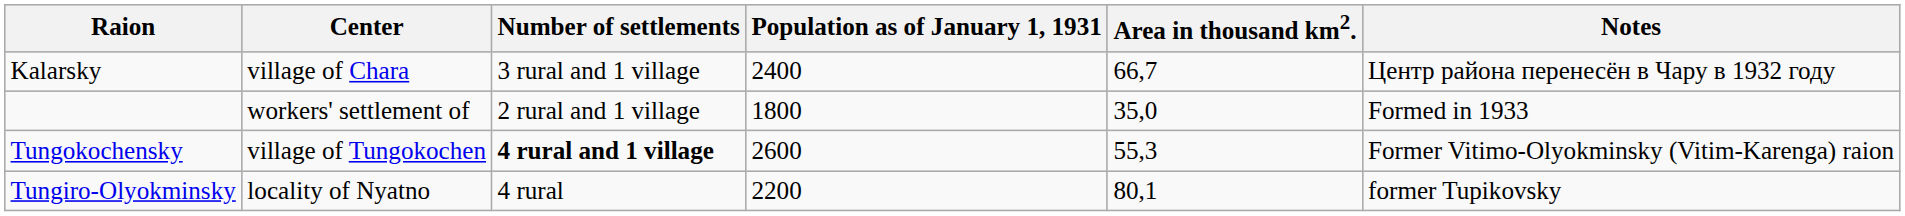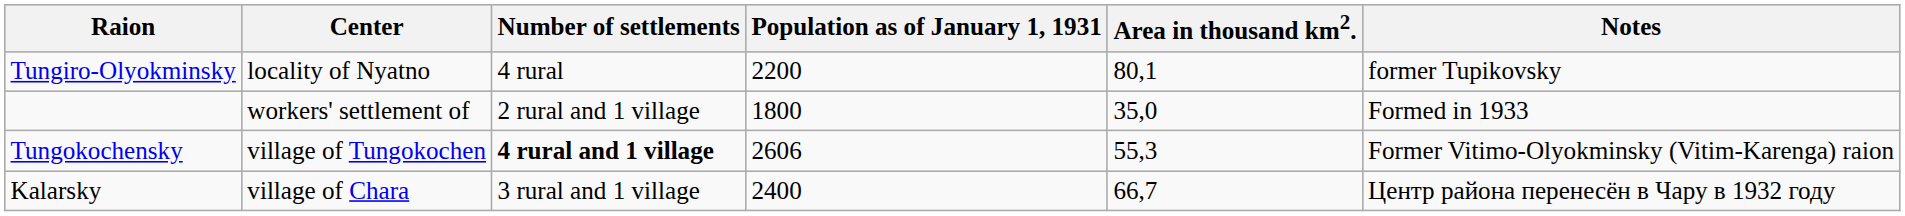rows swapped: (56, 71) <-> (123, 190)
(777, 150) 2600 -> (777, 150) 2606
